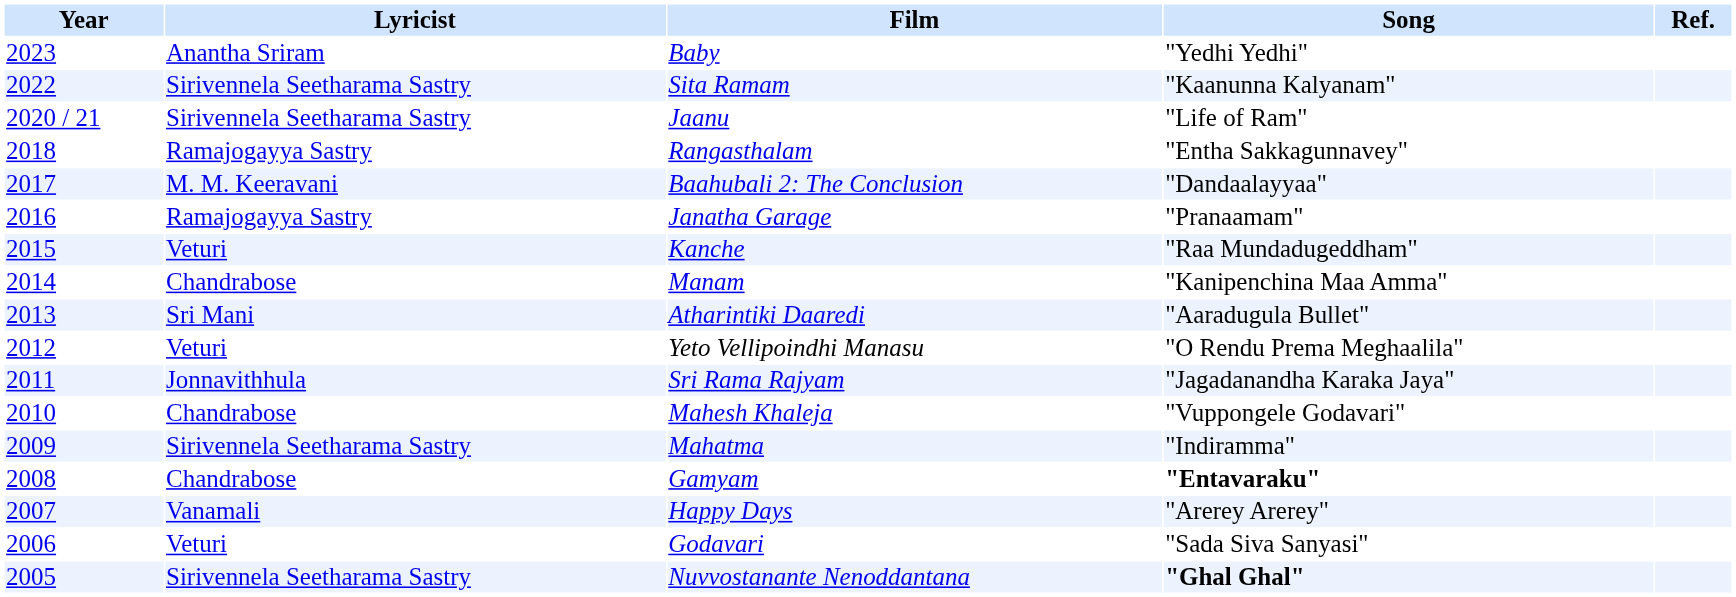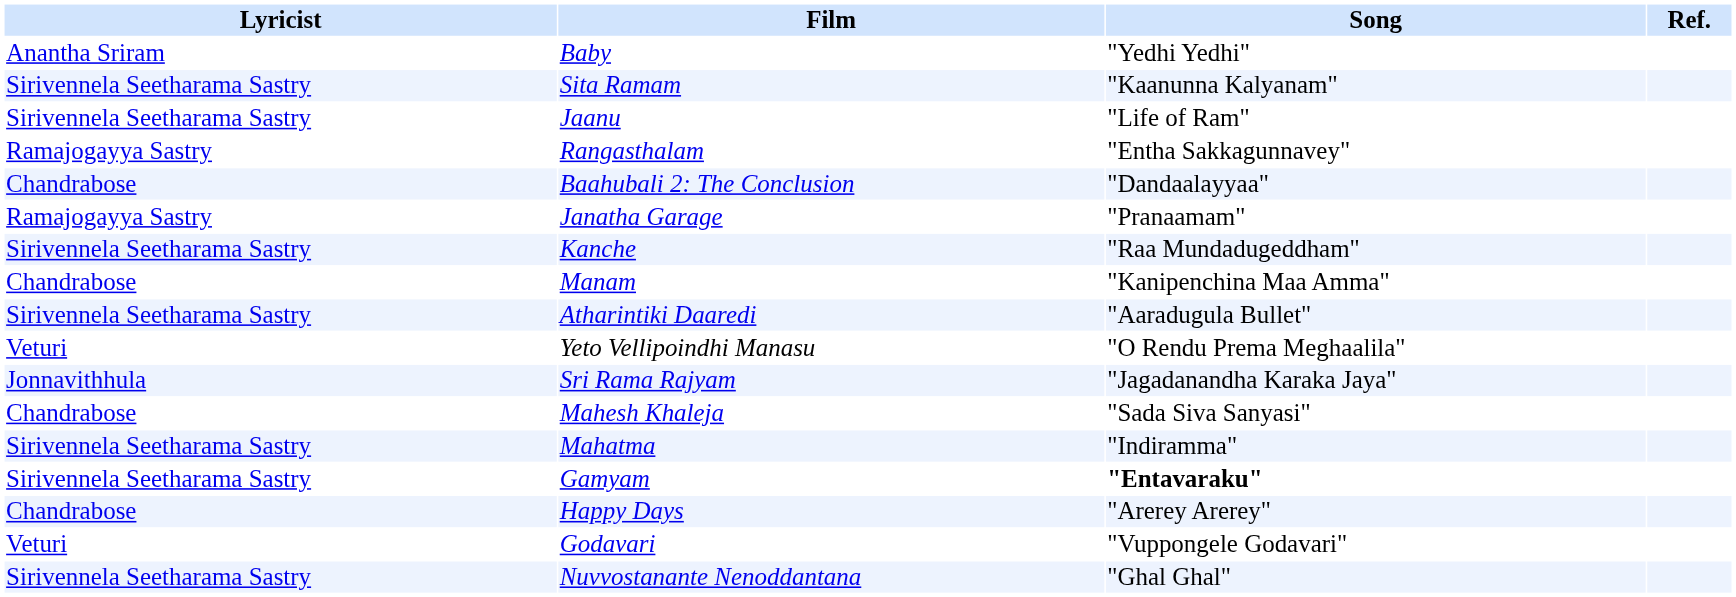- column: (84, 19)
(252, 183) M. M. Keeravani -> (71, 183) Chandrabose
(197, 249) Veturi -> (159, 249) Sirivennela Seetharama Sastry
(210, 314) Sri Mani -> (159, 314) Sirivennela Seetharama Sastry
(1285, 412) "Vuppongele Godavari" -> (1209, 412) "Sada Siva Sanyasi"
(231, 478) Chandrabose -> (159, 478) Sirivennela Seetharama Sastry
(213, 511) Vanamali -> (71, 511) Chandrabose
(1267, 544) "Sada Siva Sanyasi" -> (1227, 544) "Vuppongele Godavari"
(1235, 576) bold -> (1169, 576) normal
